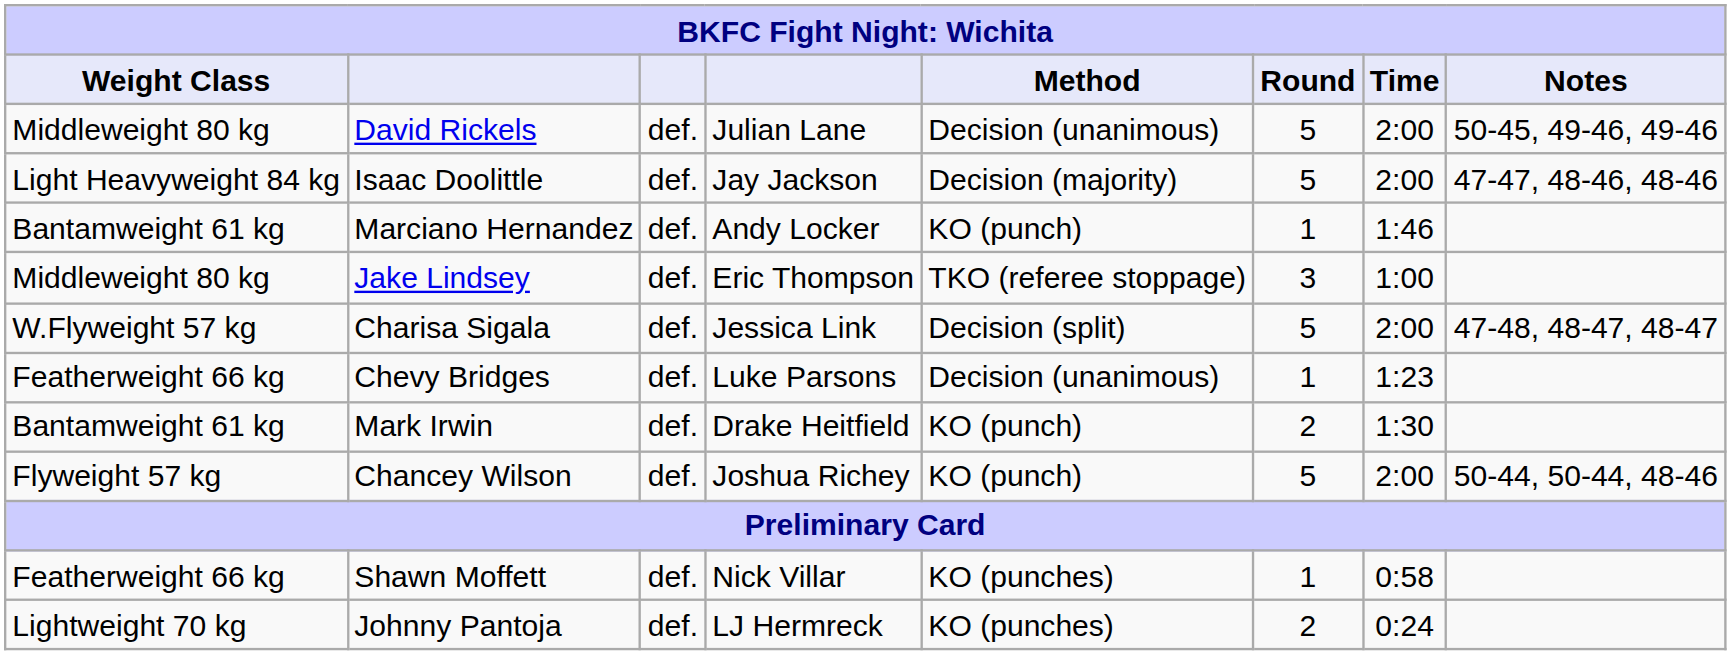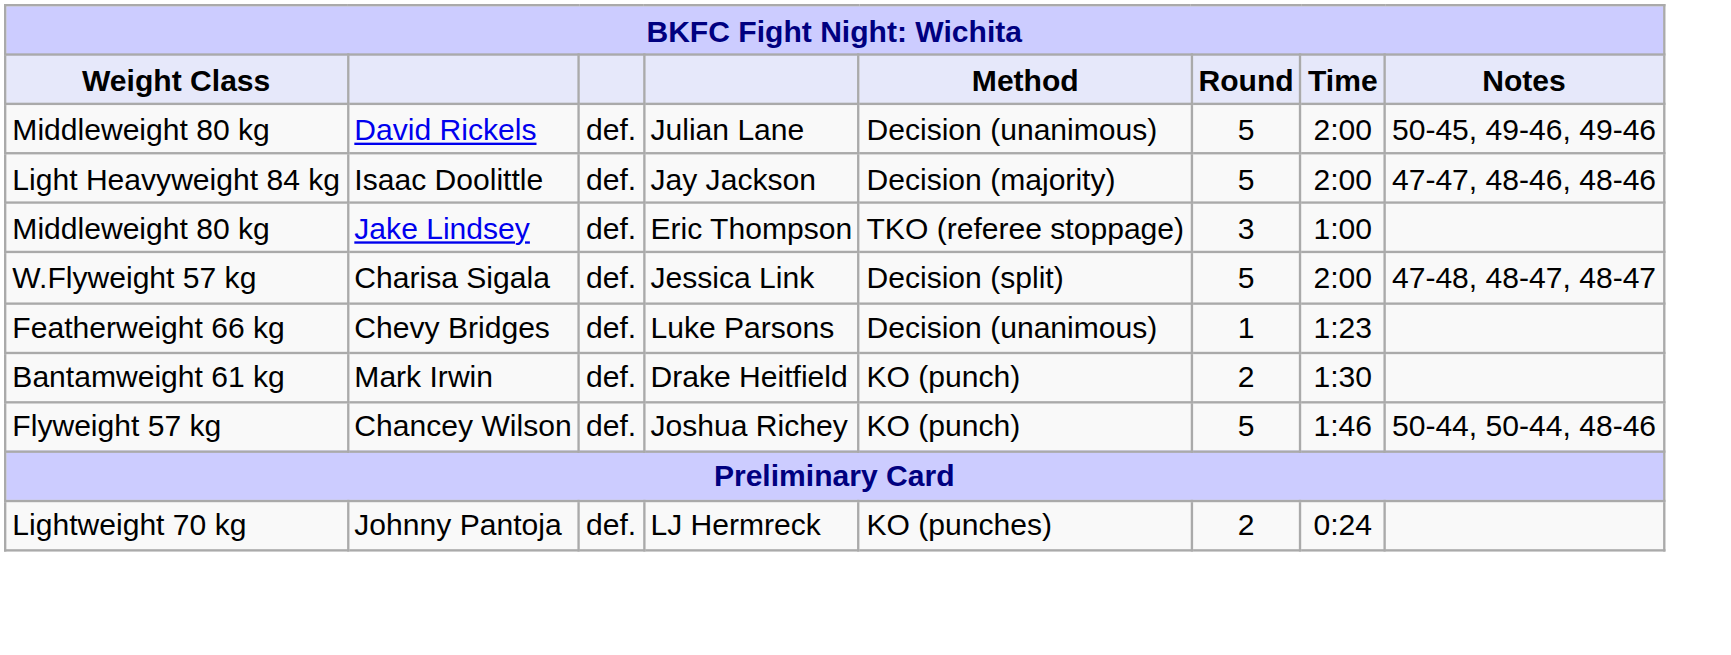- row: (494, 228)
(1405, 476) 2:00 -> (1343, 426) 1:46
- row: (450, 575)
